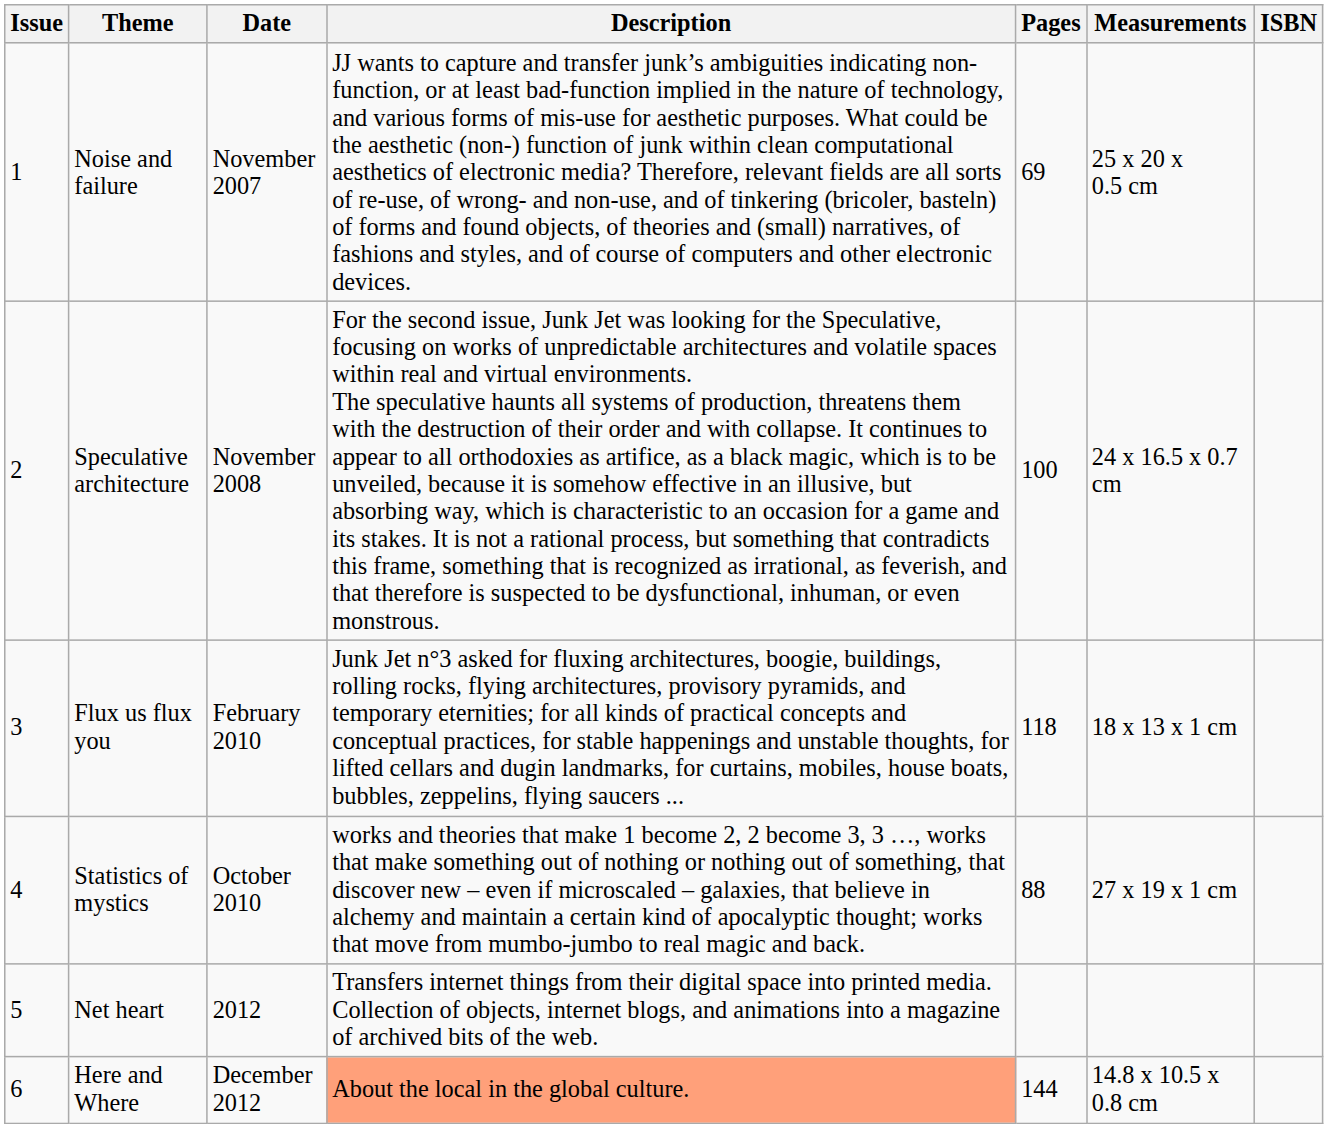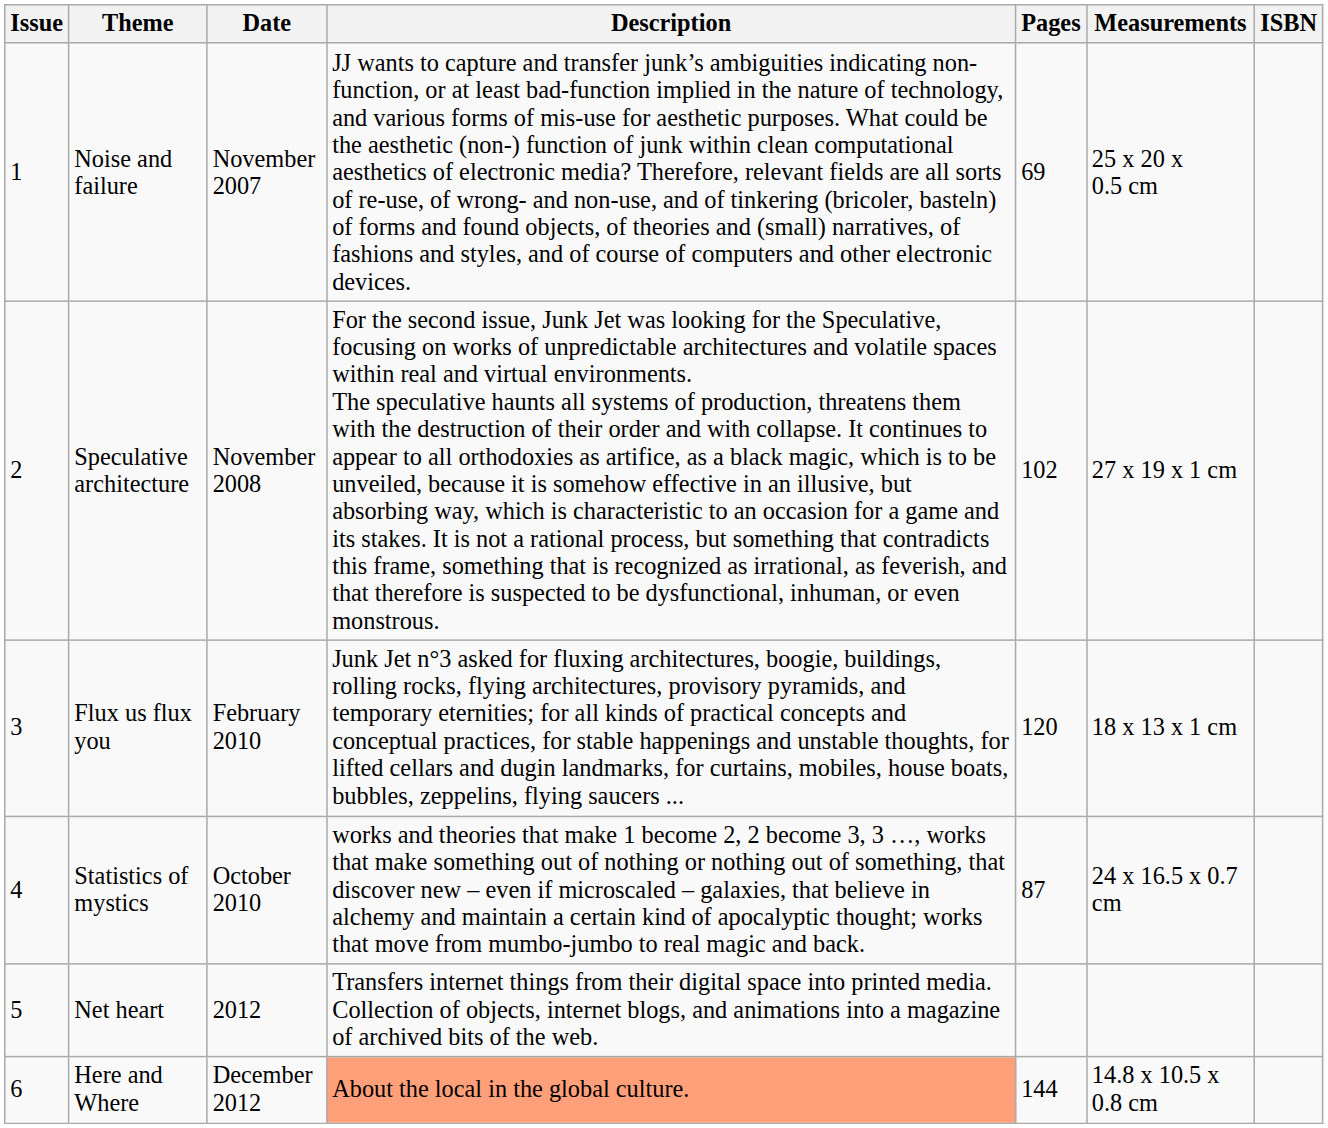(1039, 470) 100 -> (1039, 470) 102
(1165, 470) 24 x 16.5 x 0.7 cm -> (1164, 470) 27 x 19 x 1 cm
(1039, 727) 118 -> (1039, 727) 120
(1033, 889) 88 -> (1033, 889) 87
(1164, 889) 27 x 19 x 1 cm -> (1165, 889) 24 x 16.5 x 0.7 cm
